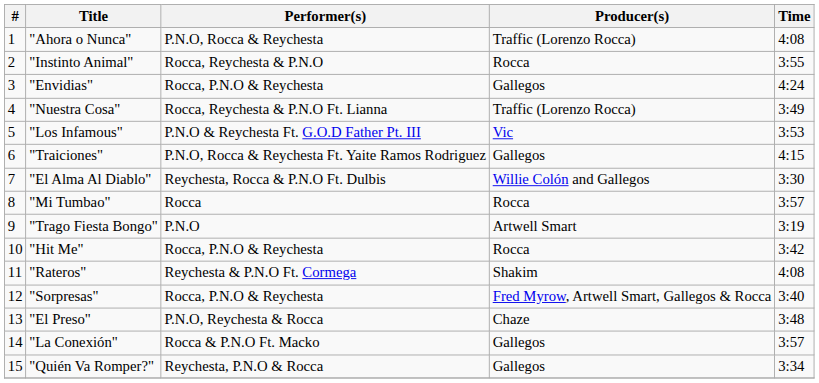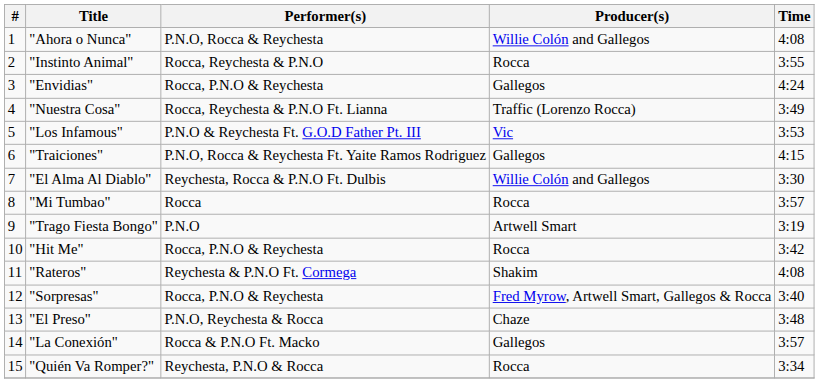(564, 39) Traffic (Lorenzo Rocca) -> (571, 39) Willie Colón and Gallegos
(519, 366) Gallegos -> (511, 366) Rocca
